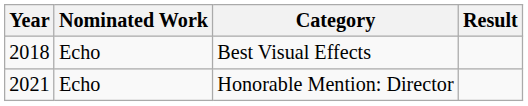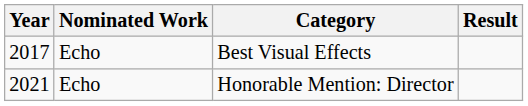(29, 52) 2018 -> (29, 52) 2017
